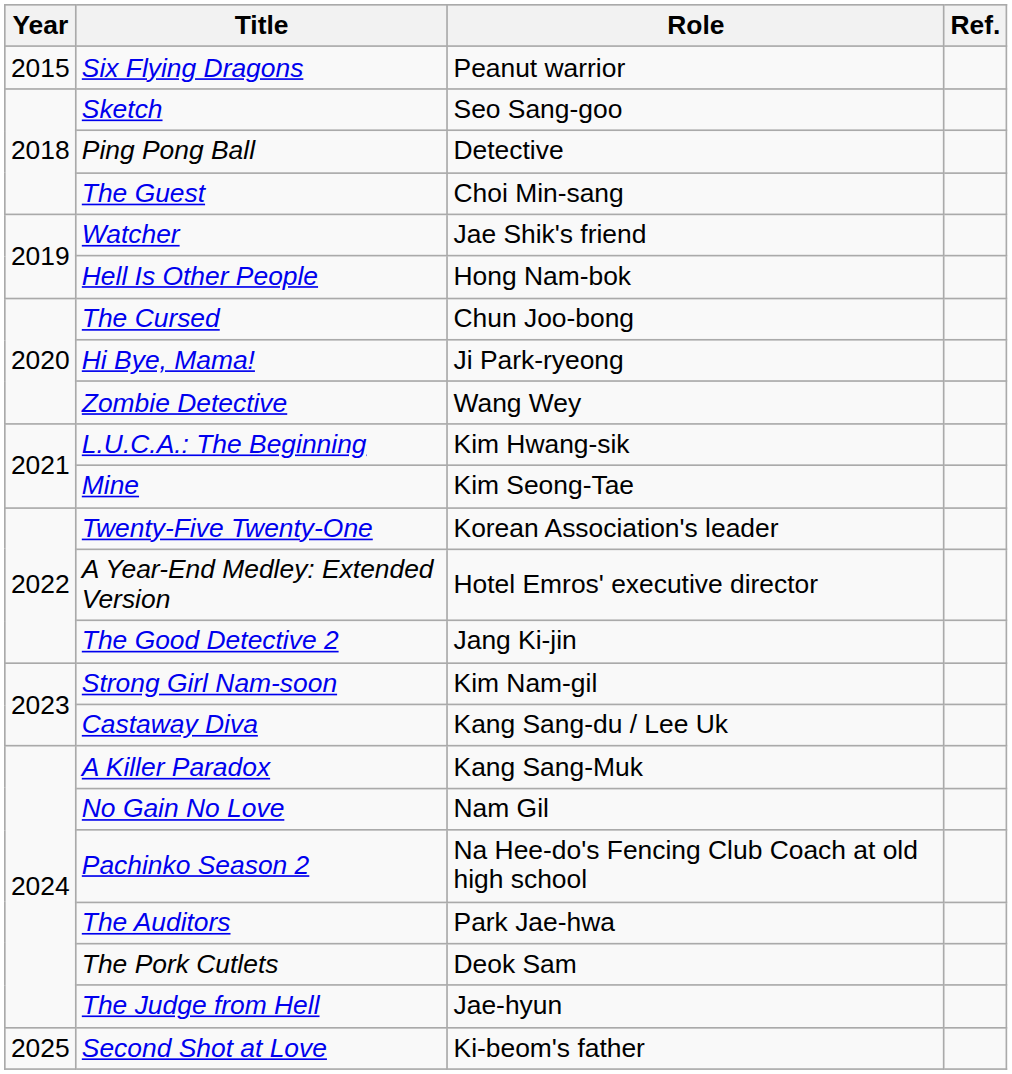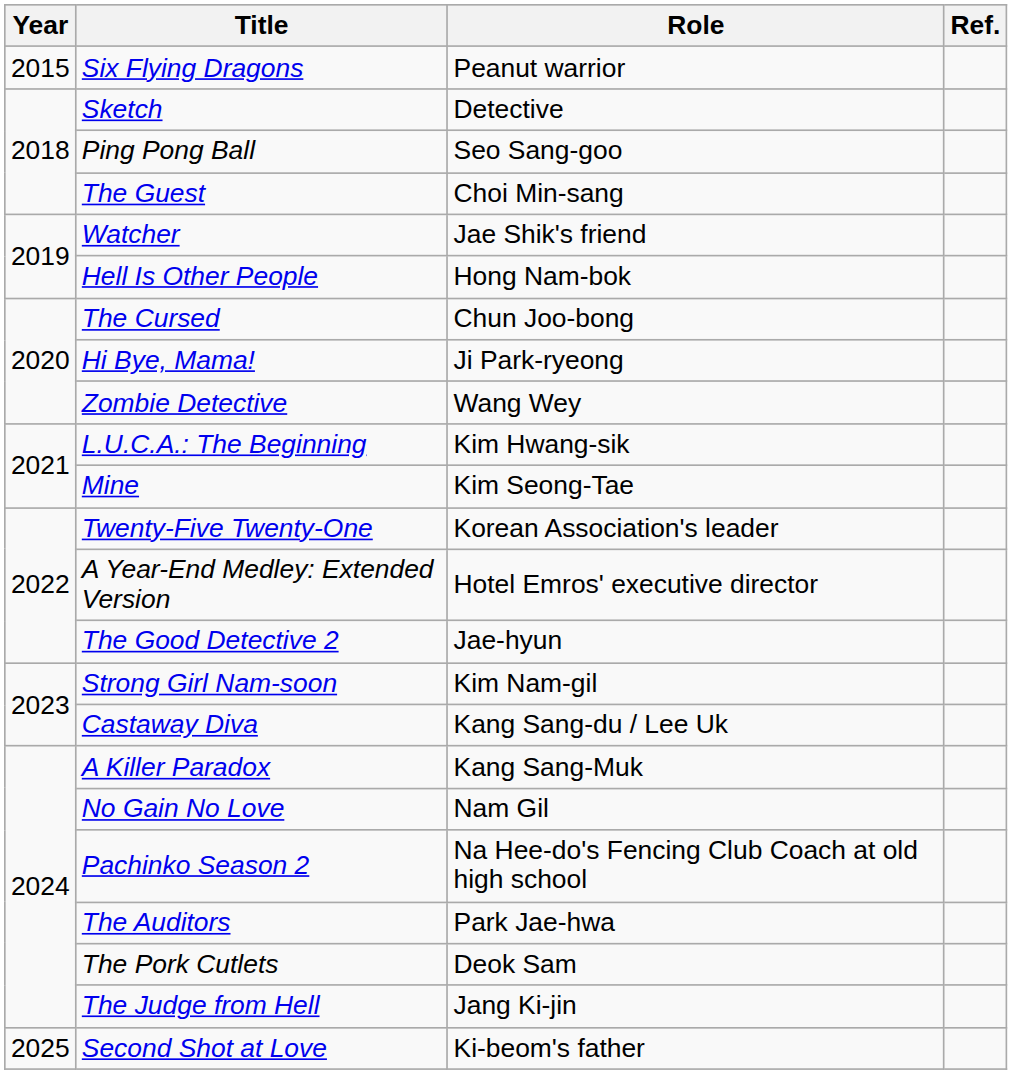(538, 109) Seo Sang-goo -> (509, 109) Detective
(509, 151) Detective -> (538, 151) Seo Sang-goo
(515, 641) Jang Ki-jin -> (508, 641) Jae-hyun
(508, 1005) Jae-hyun -> (515, 1005) Jang Ki-jin
